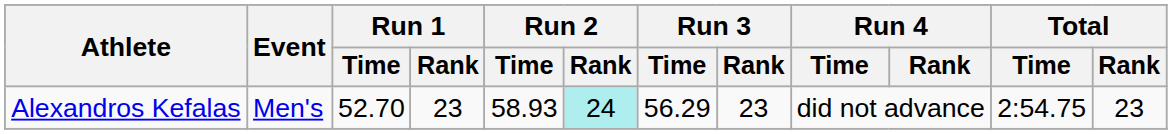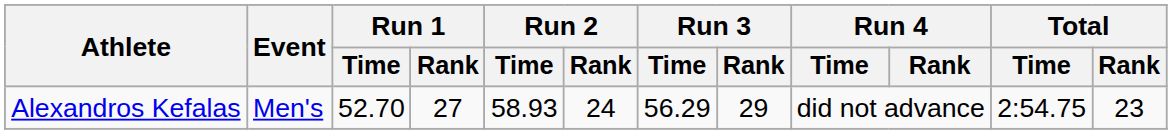(448, 108) 23 -> (448, 108) 27
(601, 108) paleturquoise background -> (601, 108) no background
(754, 108) 23 -> (754, 108) 29
